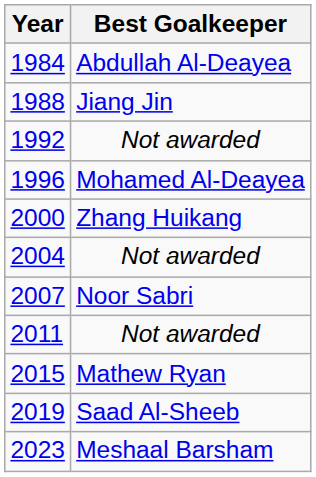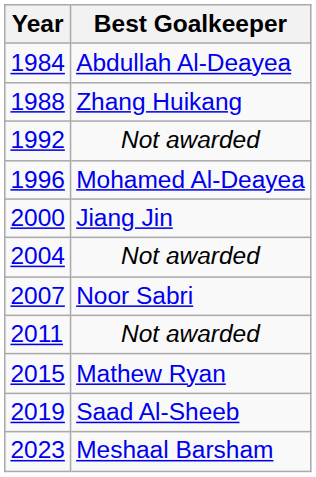(124, 101) Jiang Jin -> (159, 101) Zhang Huikang
(159, 218) Zhang Huikang -> (124, 218) Jiang Jin
